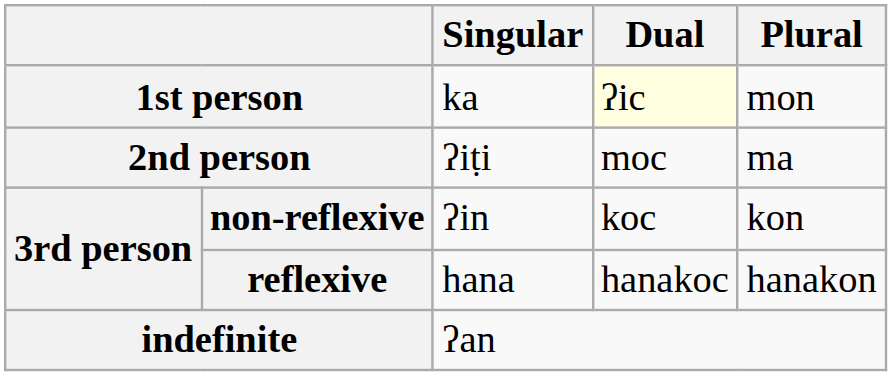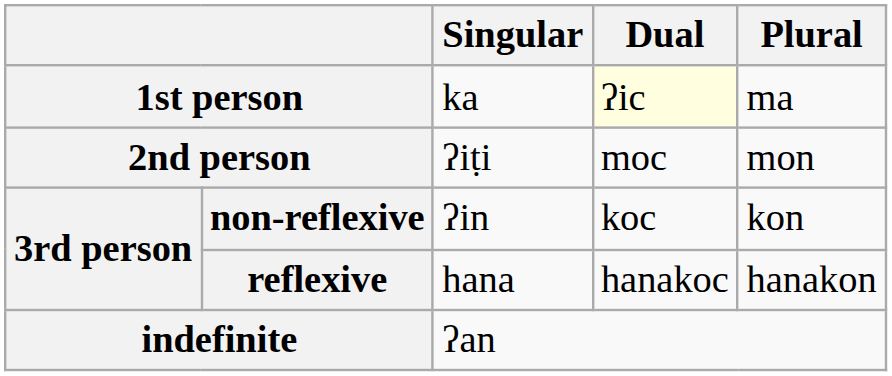(781, 95) mon -> (770, 95) ma
(770, 156) ma -> (781, 156) mon
